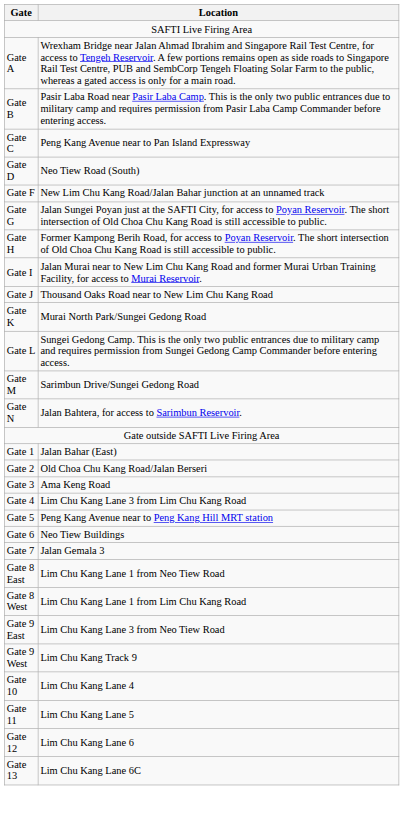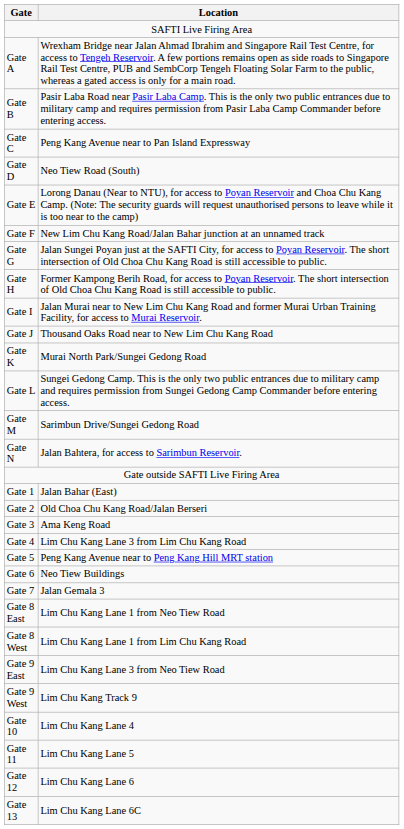+ row: (21, 205)
